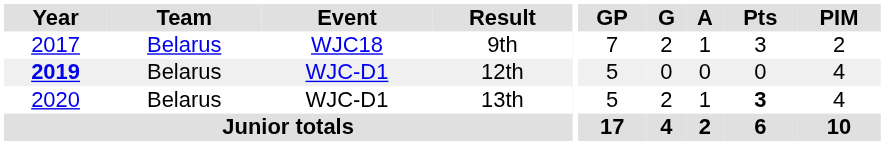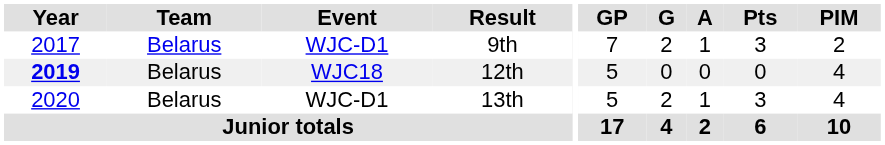(347, 44) WJC18 -> (347, 44) WJC-D1
(347, 72) WJC-D1 -> (347, 72) WJC18
(760, 99) bold -> (760, 99) normal
